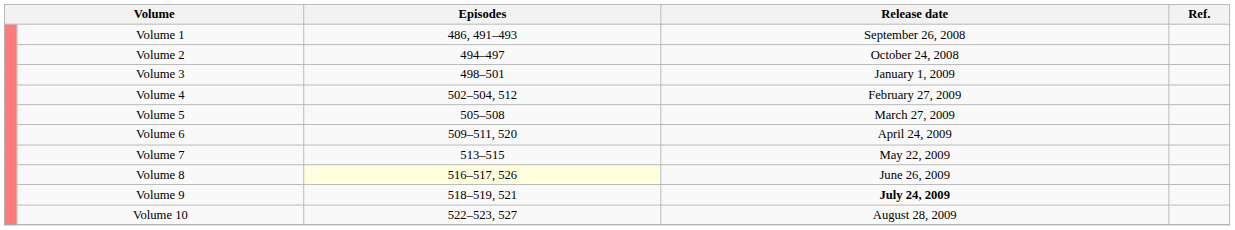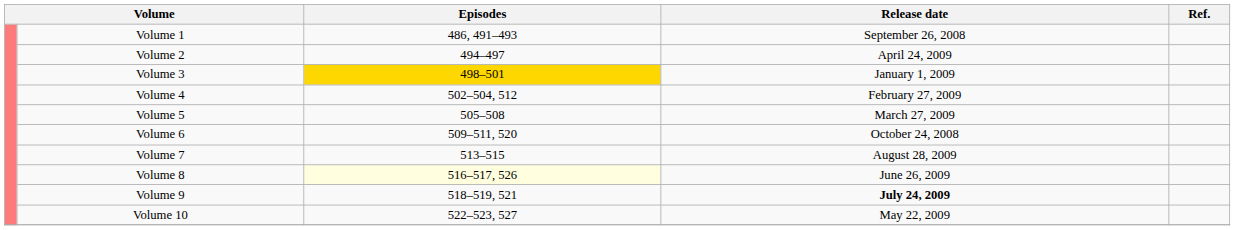(915, 54) October 24, 2008 -> (915, 54) April 24, 2009
(482, 74) no background -> (482, 74) gold background
(915, 134) April 24, 2009 -> (915, 134) October 24, 2008
(915, 154) May 22, 2009 -> (915, 154) August 28, 2009
(915, 214) August 28, 2009 -> (915, 214) May 22, 2009
